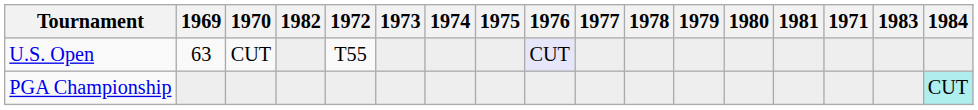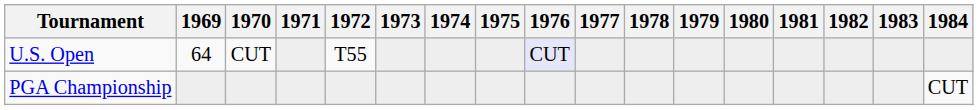columns swapped: (848, 21) <-> (301, 21)
(201, 54) 63 -> (201, 54) 64
(948, 88) paleturquoise background -> (948, 88) no background
